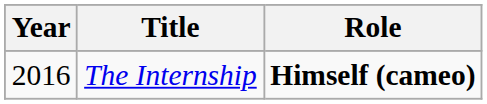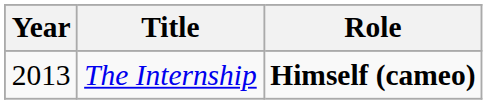(41, 74) 2016 -> (41, 74) 2013
